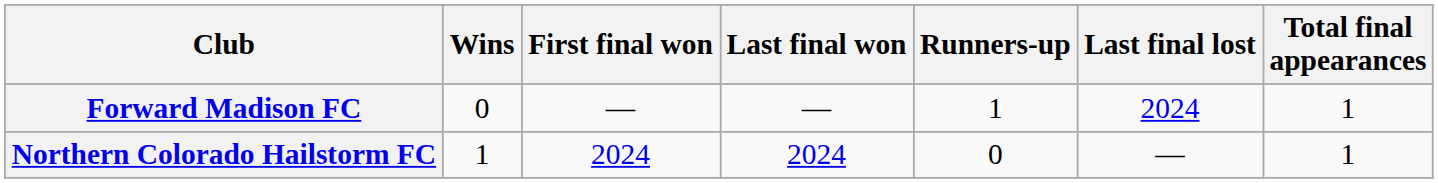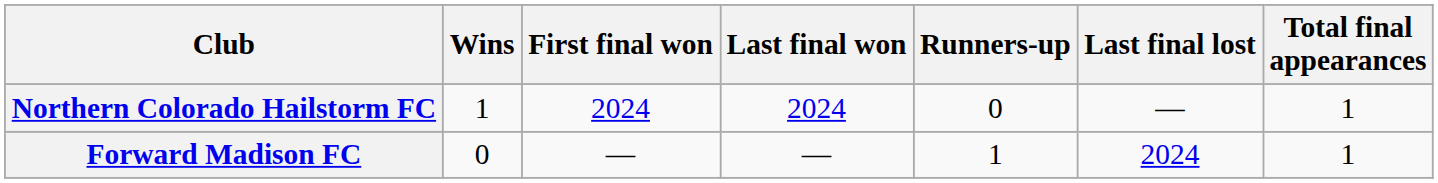rows swapped: (224, 154) <-> (224, 107)
